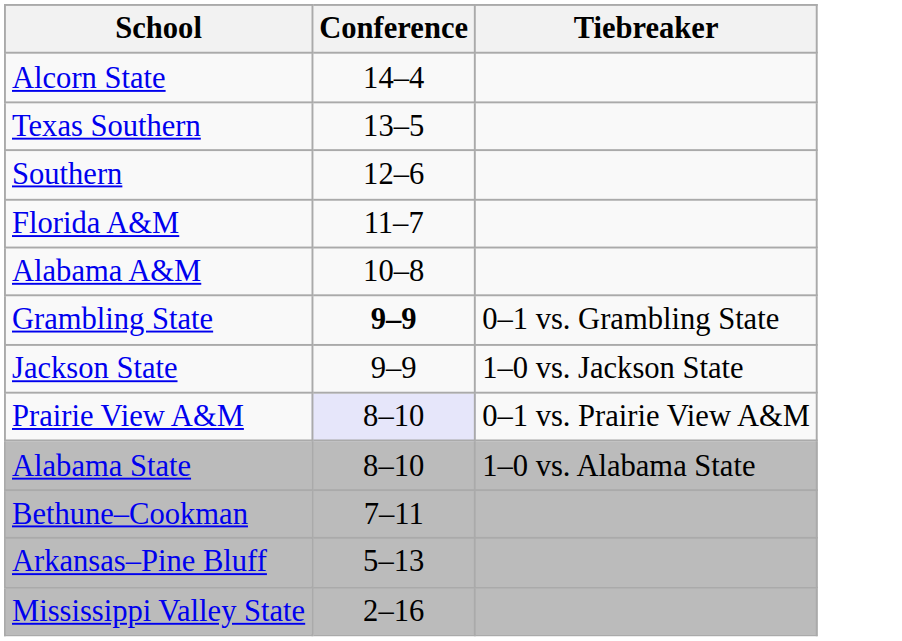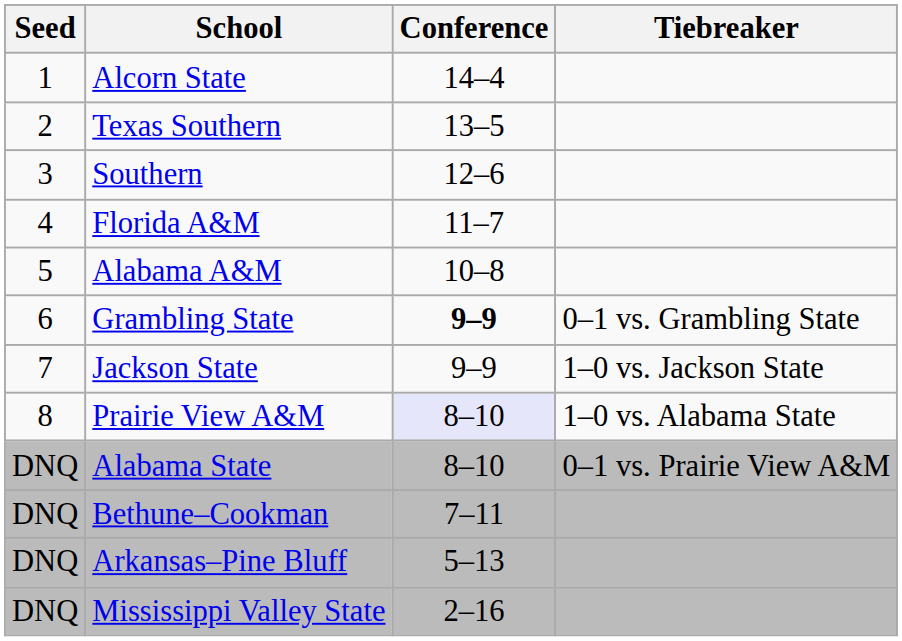+ column: (45, 28)
(646, 416) 0–1 vs. Prairie View A&M -> (699, 416) 1–0 vs. Alabama State
(619, 464) 1–0 vs. Alabama State -> (726, 464) 0–1 vs. Prairie View A&M
